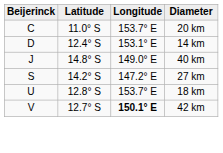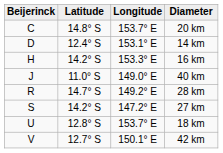(84, 28) 11.0° S -> (84, 28) 14.8° S
+ row: (191, 60)
(84, 60) 14.8° S -> (84, 76) 11.0° S
+ row: (191, 92)
(138, 108) bold -> (138, 140) normal
